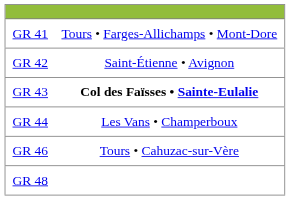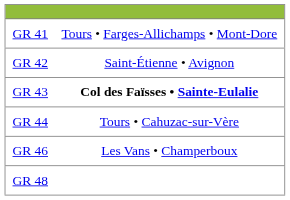(169, 121) Les Vans • Champerboux -> (169, 121) Tours • Cahuzac-sur-Vère
(169, 151) Tours • Cahuzac-sur-Vère -> (169, 151) Les Vans • Champerboux
